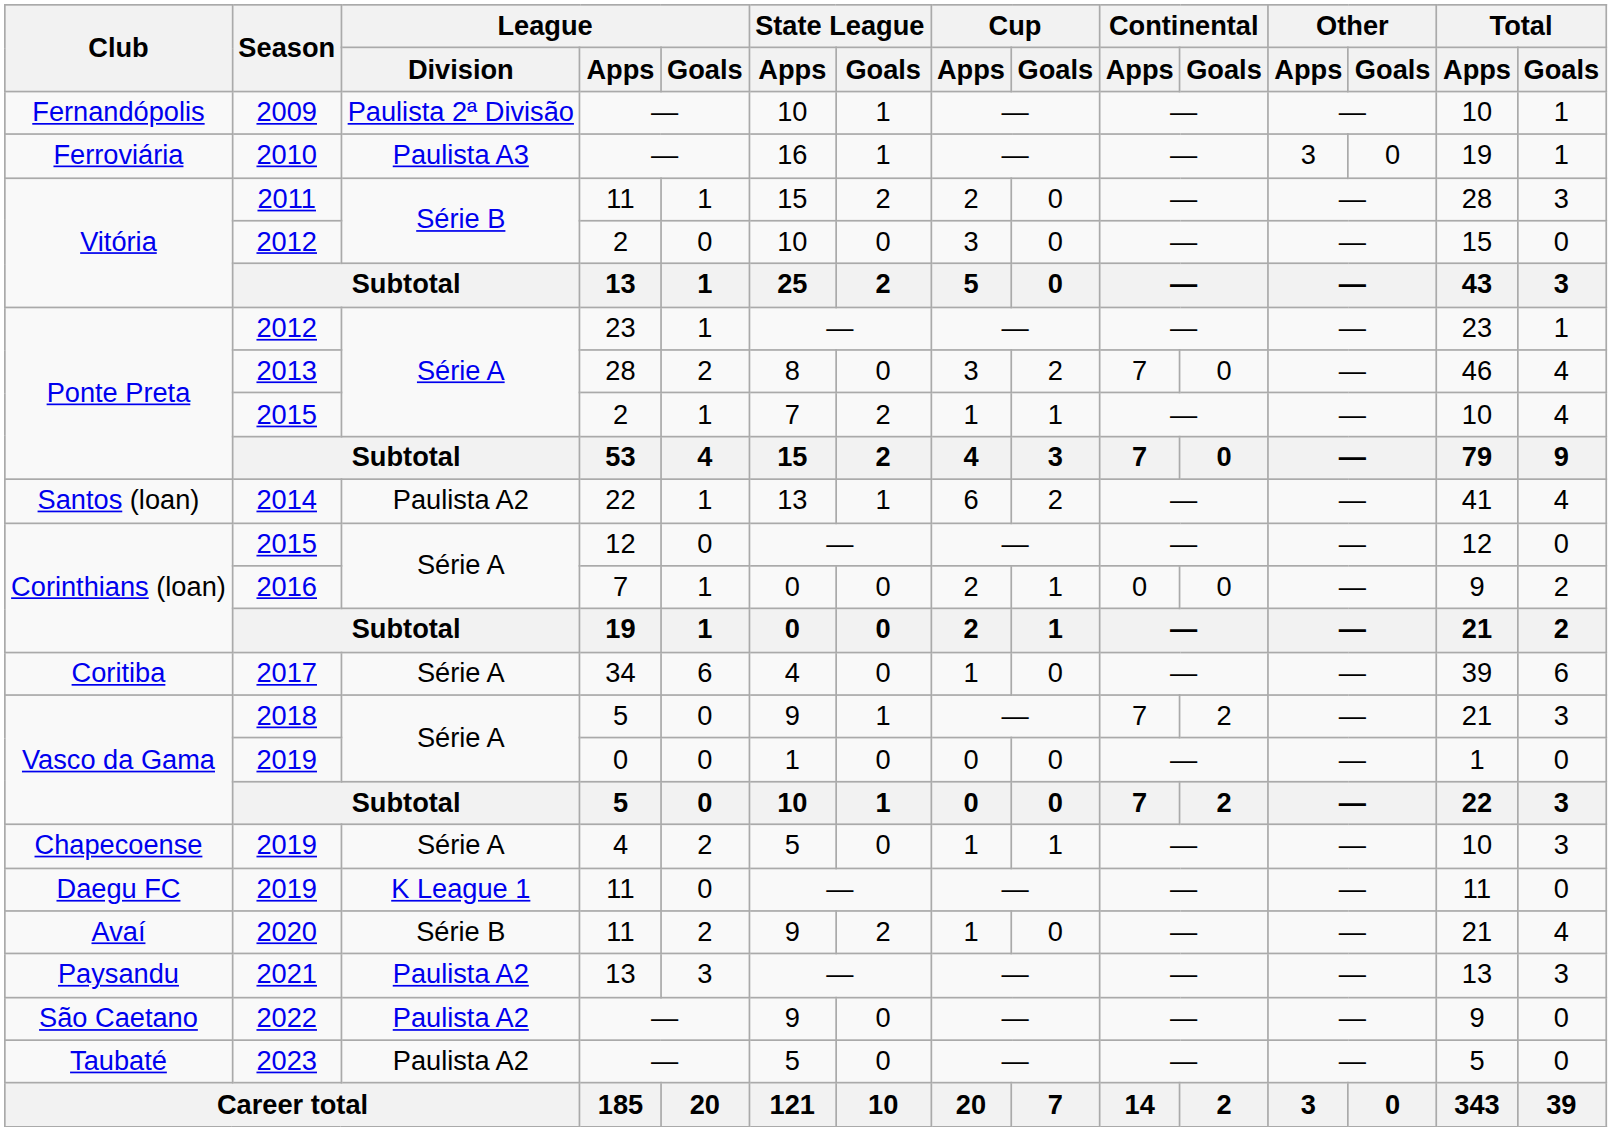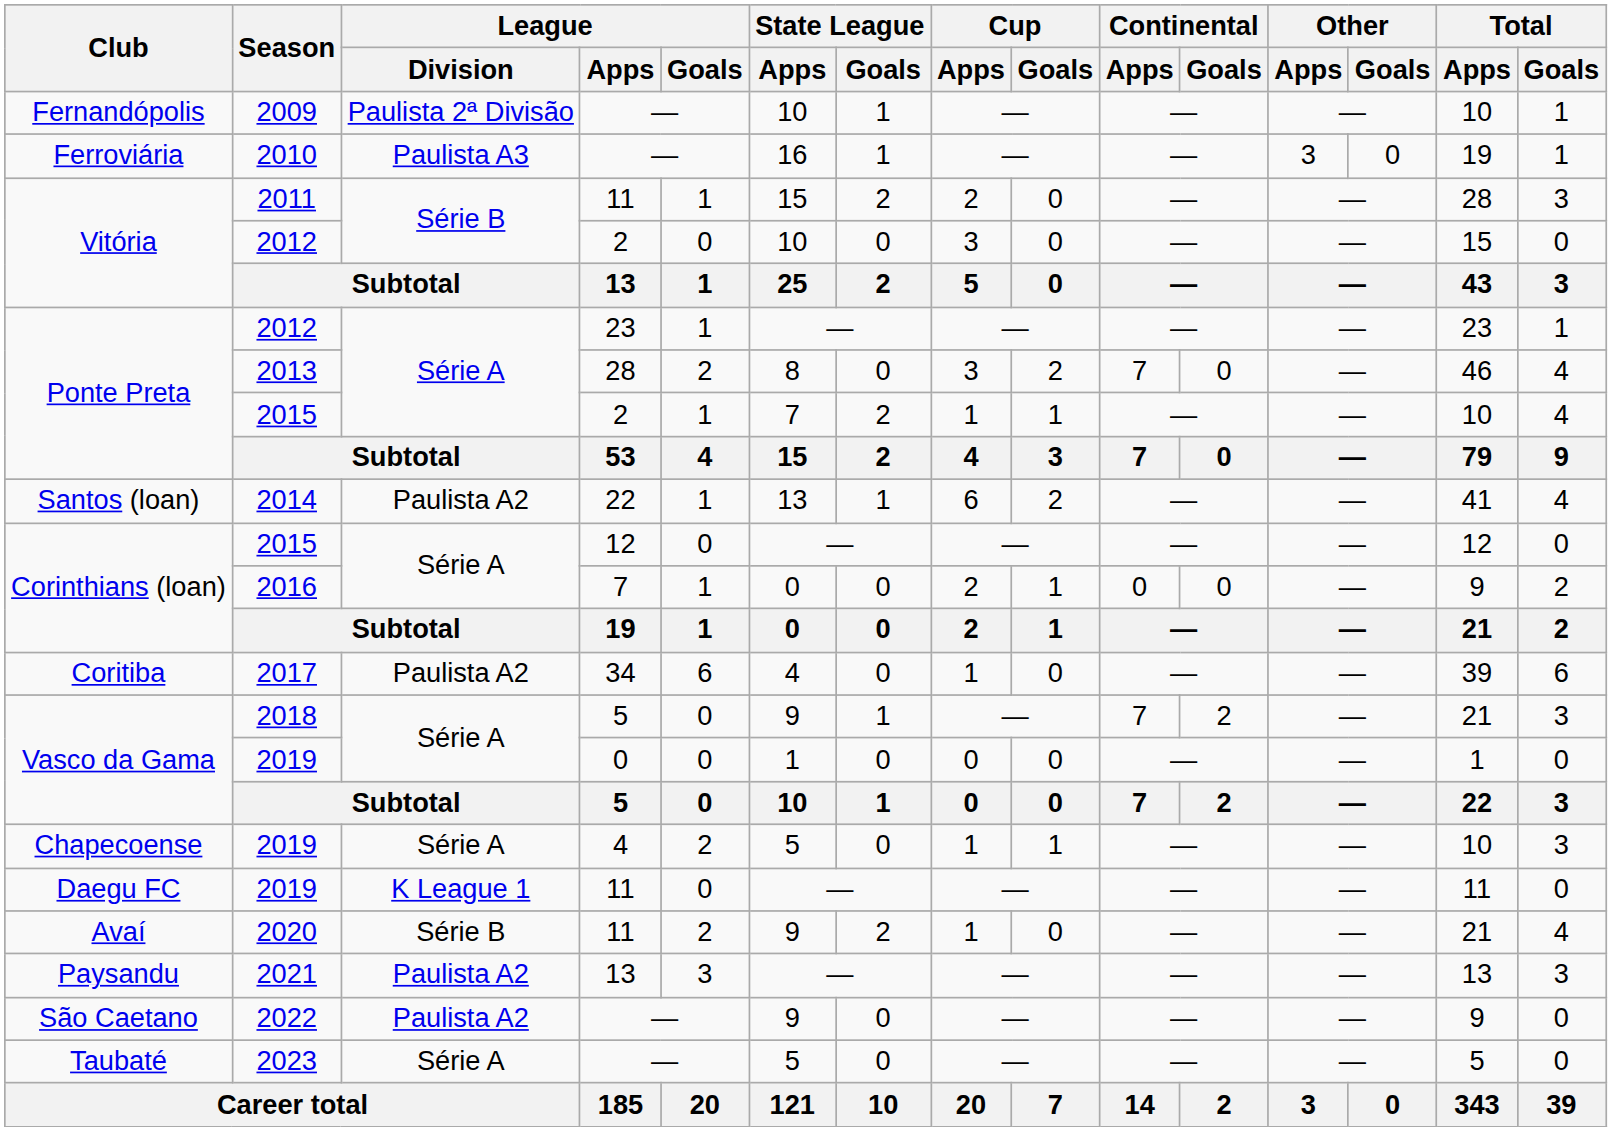(461, 673) Série A -> (461, 673) Paulista A2
(461, 1061) Paulista A2 -> (461, 1061) Série A
